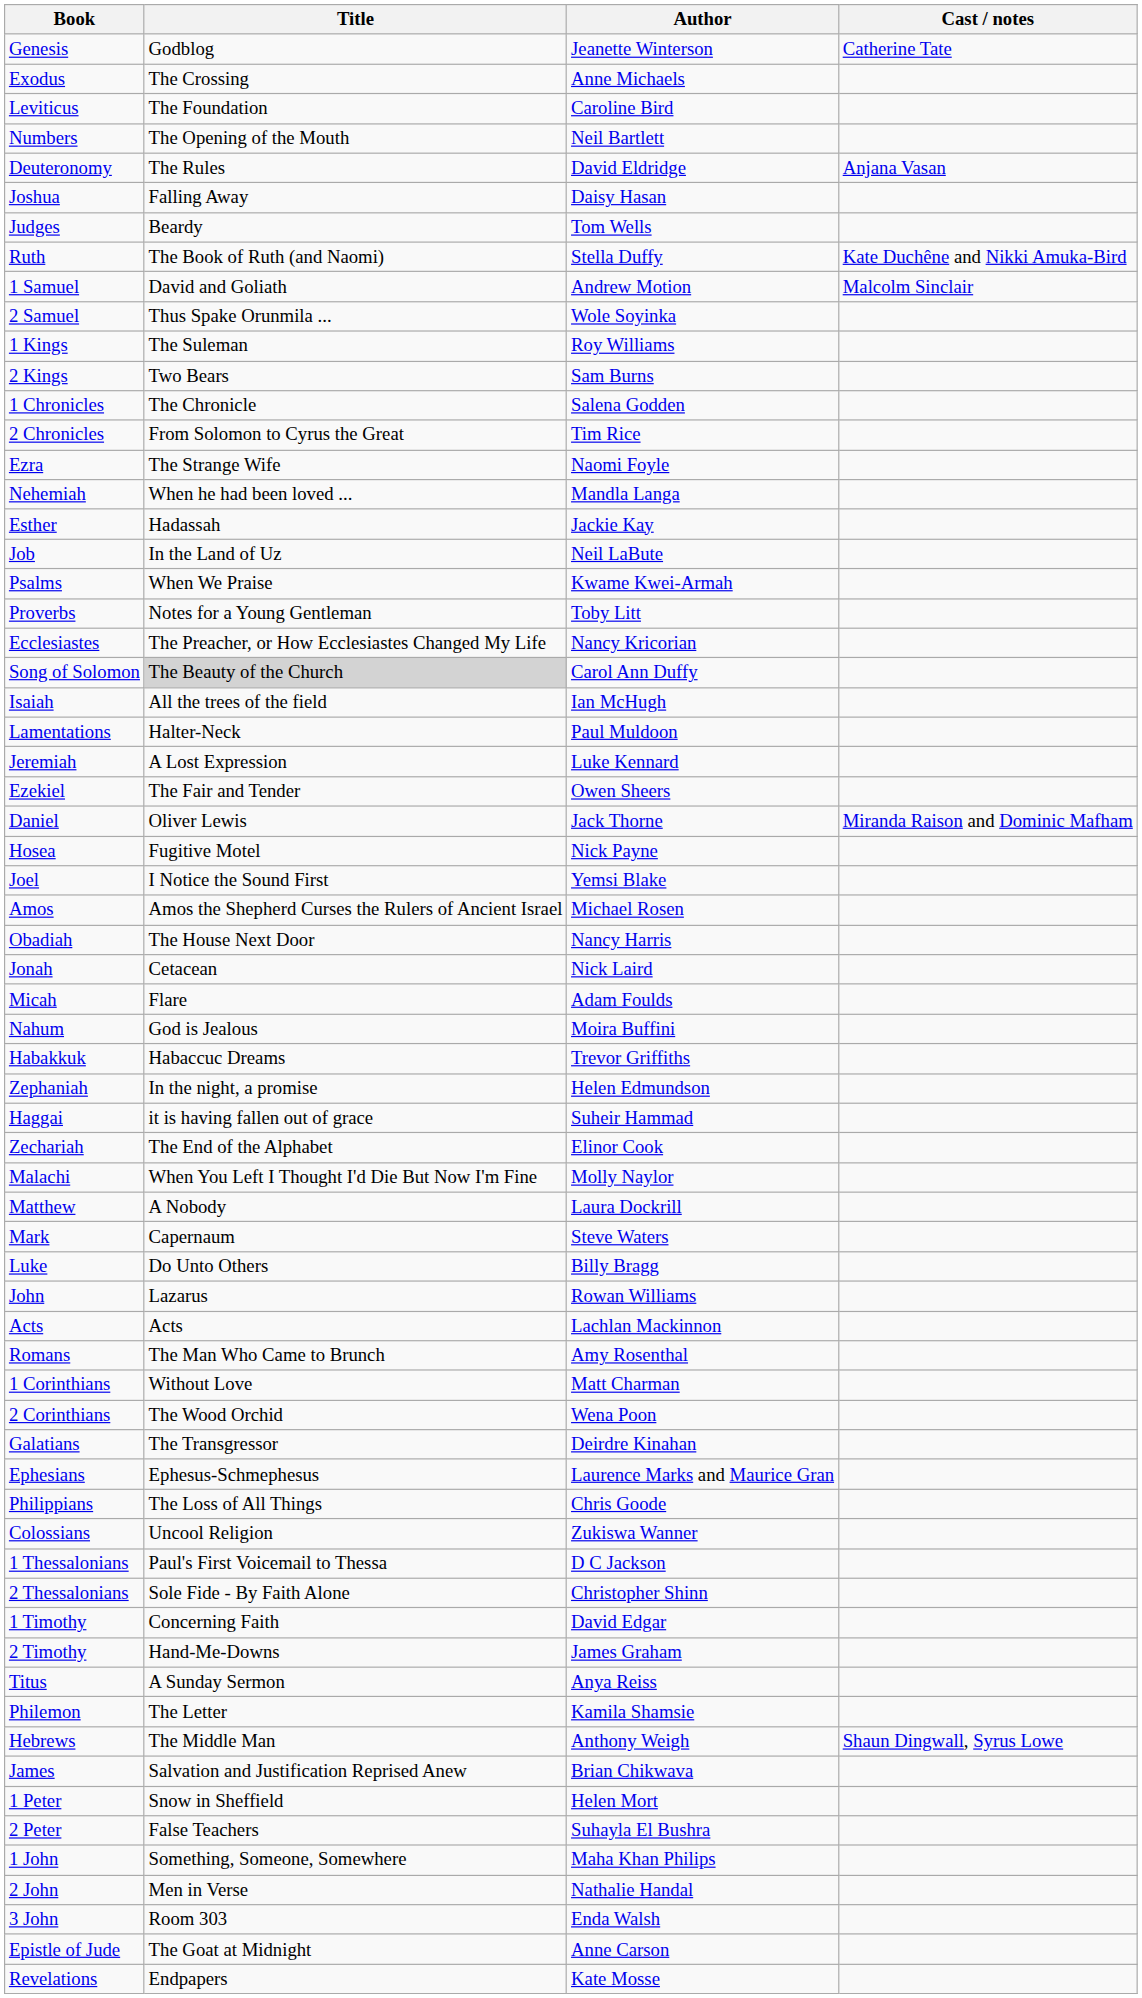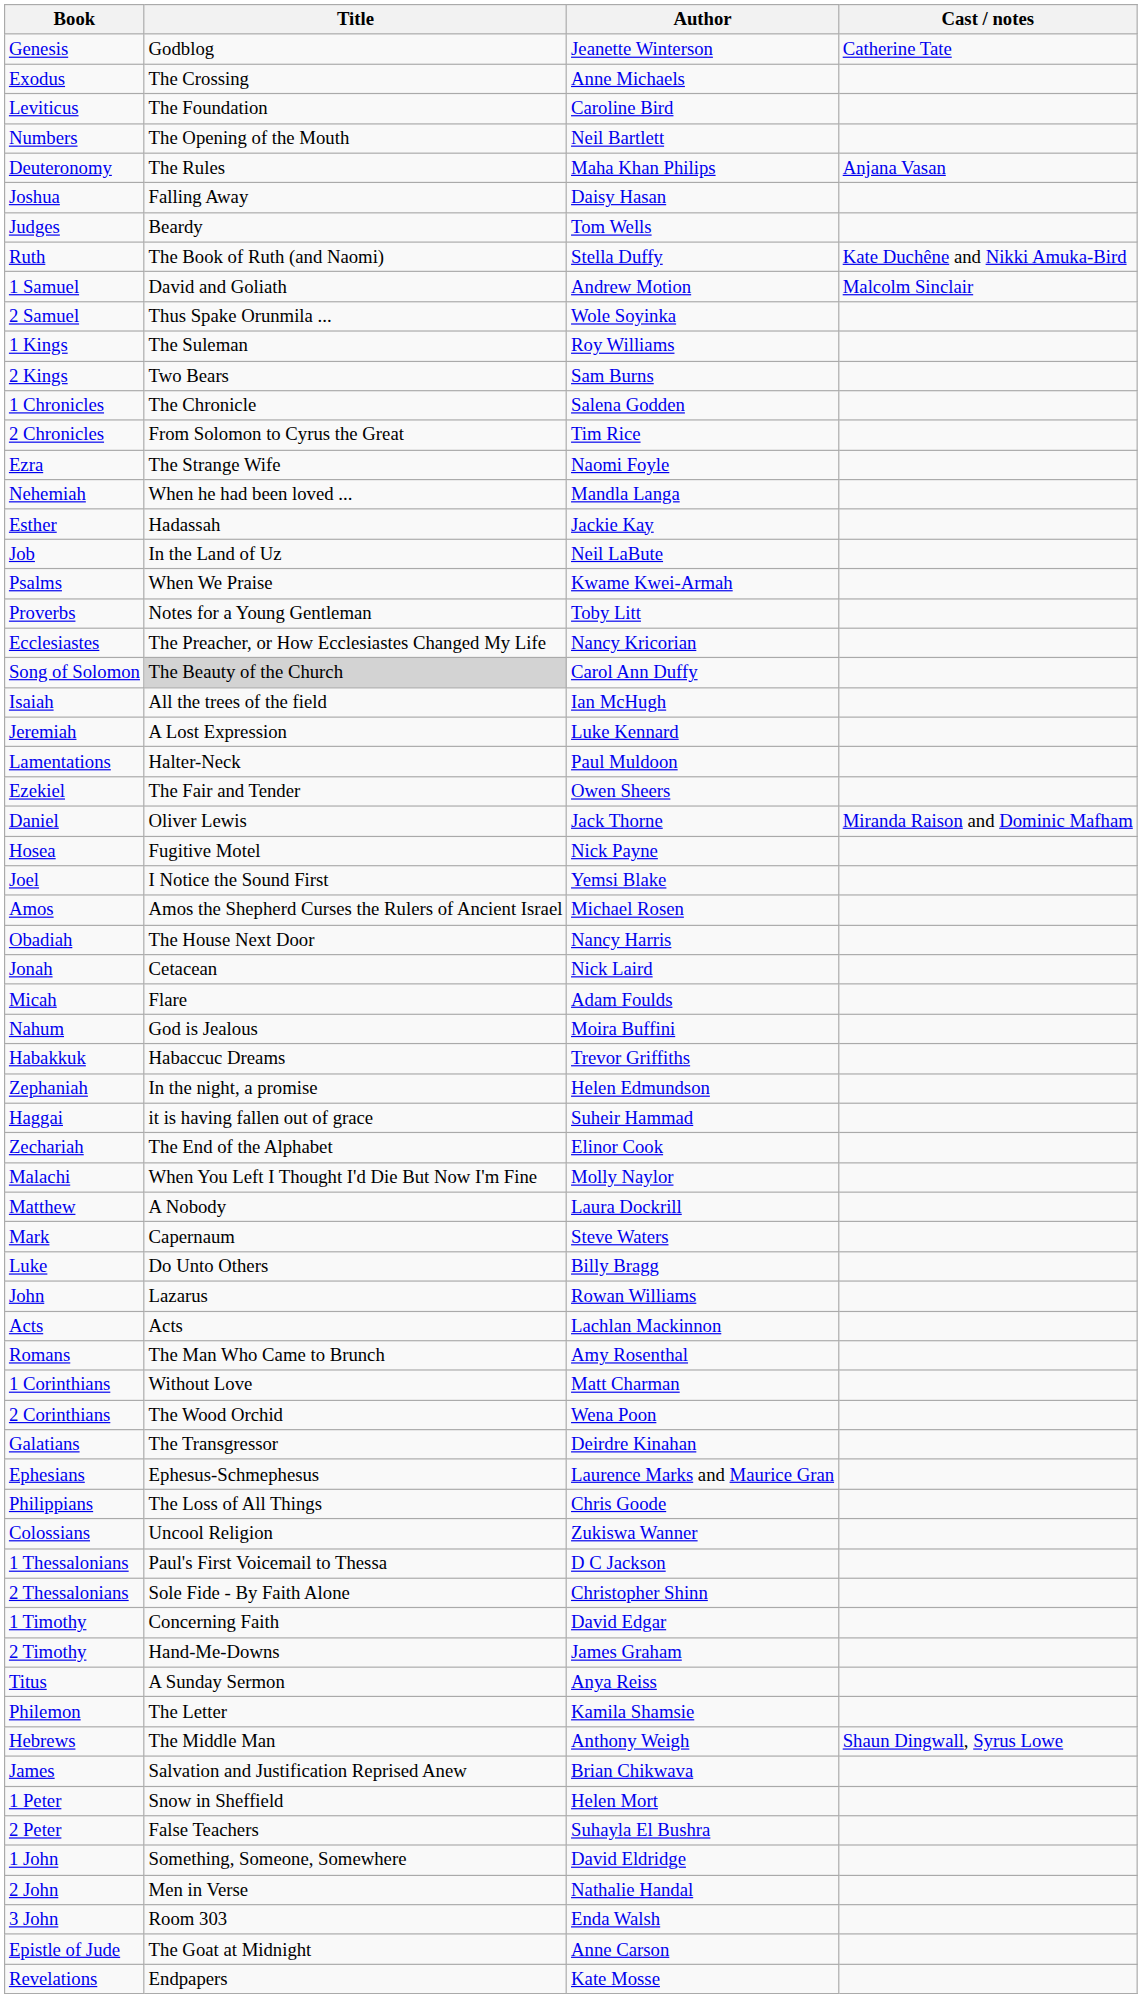(628, 167) David Eldridge -> (643, 167) Maha Khan Philips
rows swapped: (43, 761) <-> (60, 731)
(643, 1860) Maha Khan Philips -> (628, 1860) David Eldridge
